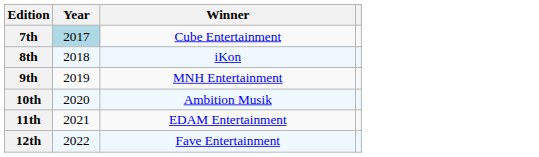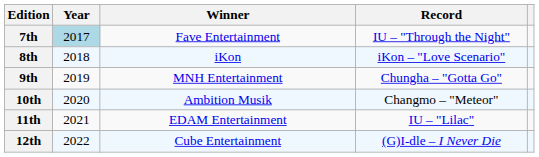+ column: (441, 15)
(228, 36) Cube Entertainment -> (228, 36) Fave Entertainment
(228, 141) Fave Entertainment -> (228, 141) Cube Entertainment
